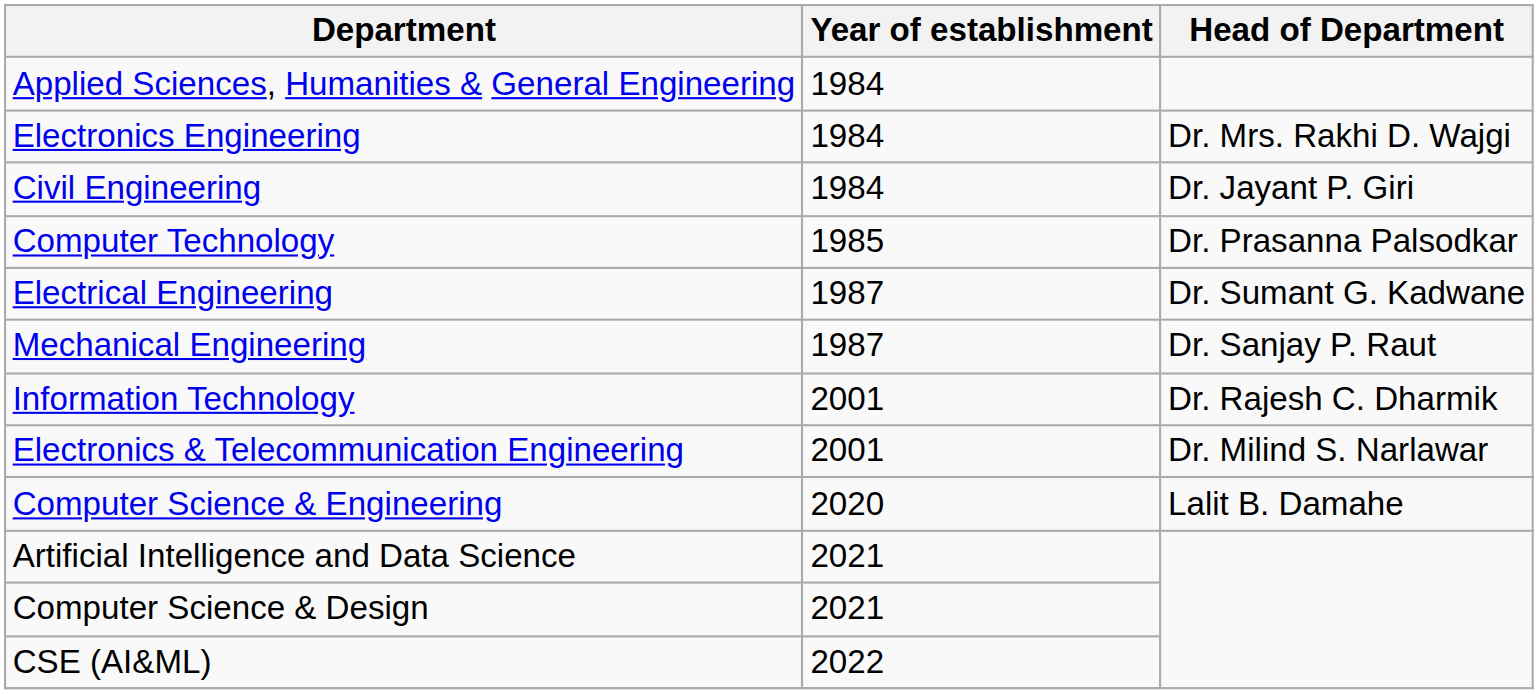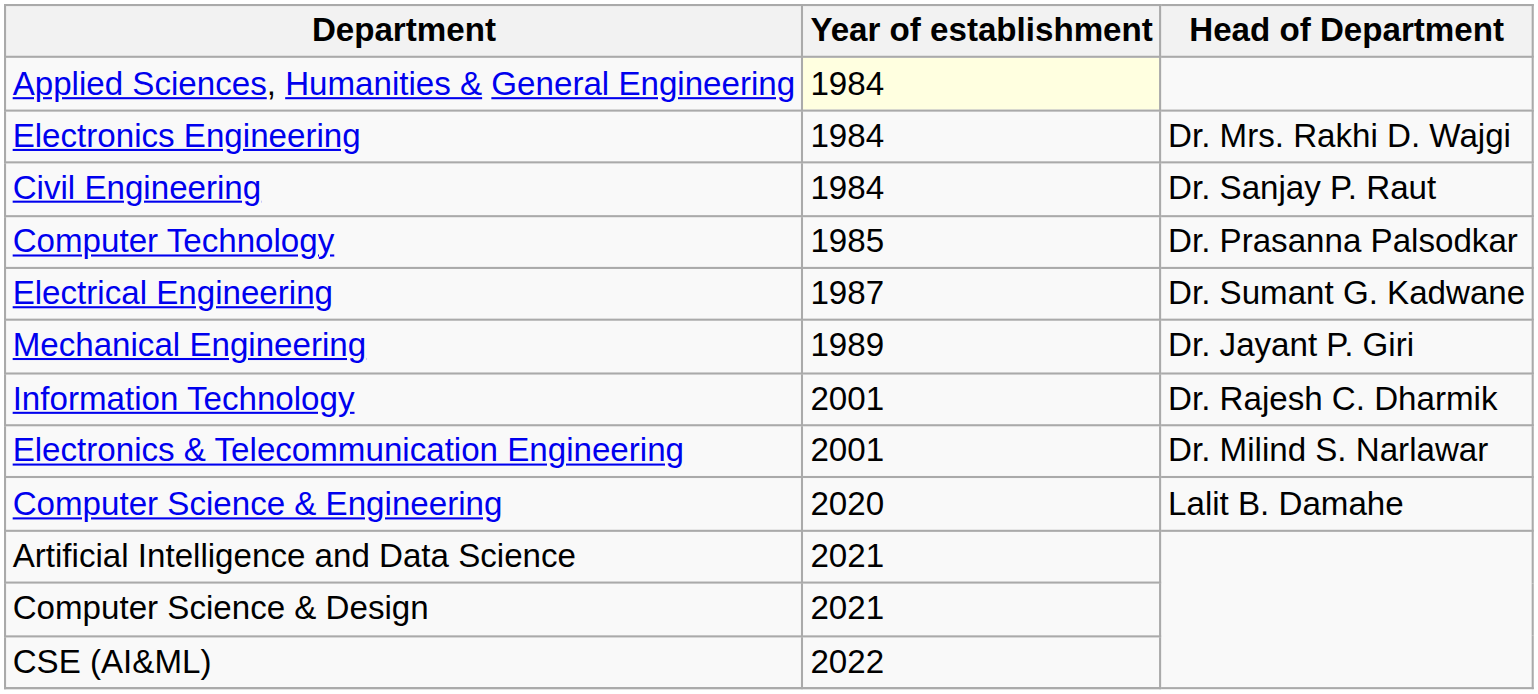(847, 83) no background -> (847, 83) lightyellow background
(1291, 188) Dr. Jayant P. Giri -> (1302, 188) Dr. Sanjay P. Raut
(847, 345) 1987 -> (847, 345) 1989
(1302, 345) Dr. Sanjay P. Raut -> (1291, 345) Dr. Jayant P. Giri
